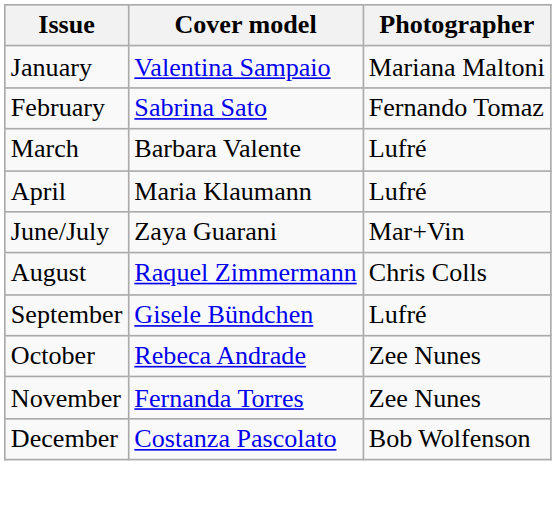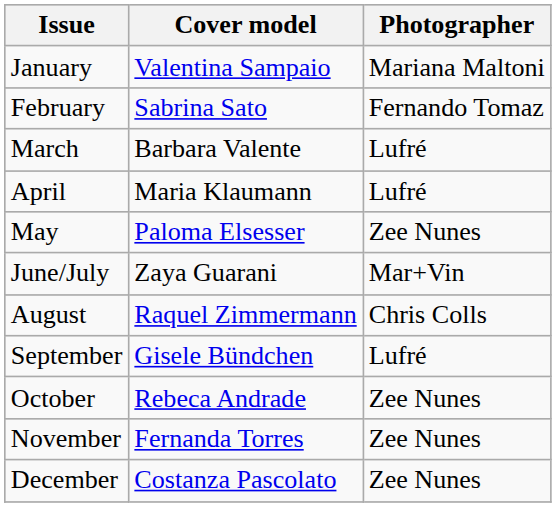+ row: (35, 231)
(450, 438) Bob Wolfenson -> (425, 480) Zee Nunes
